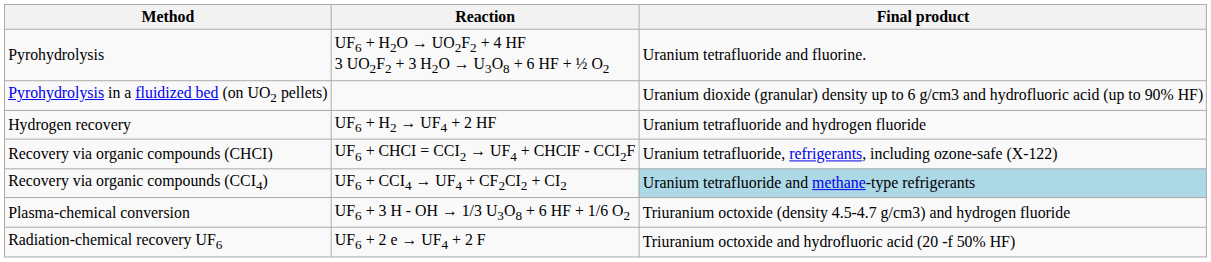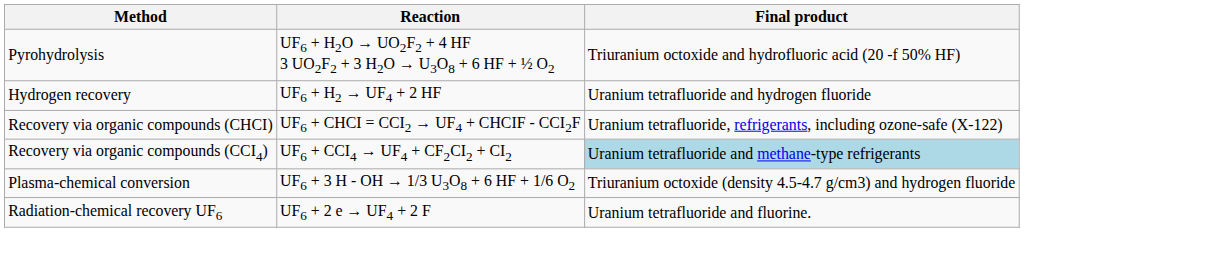(754, 55) Uranium tetrafluoride and fluorine. -> (774, 55) Triuranium octoxide and hydrofluoric acid (20 -f 50% HF)
- row: (168, 95)
(829, 241) Triuranium octoxide and hydrofluoric acid (20 -f 50% HF) -> (700, 212) Uranium tetrafluoride and fluorine.
